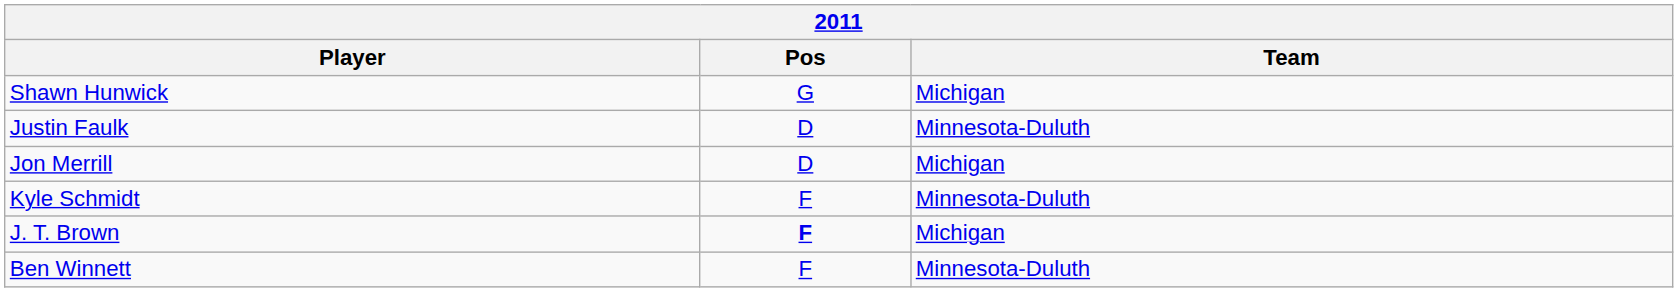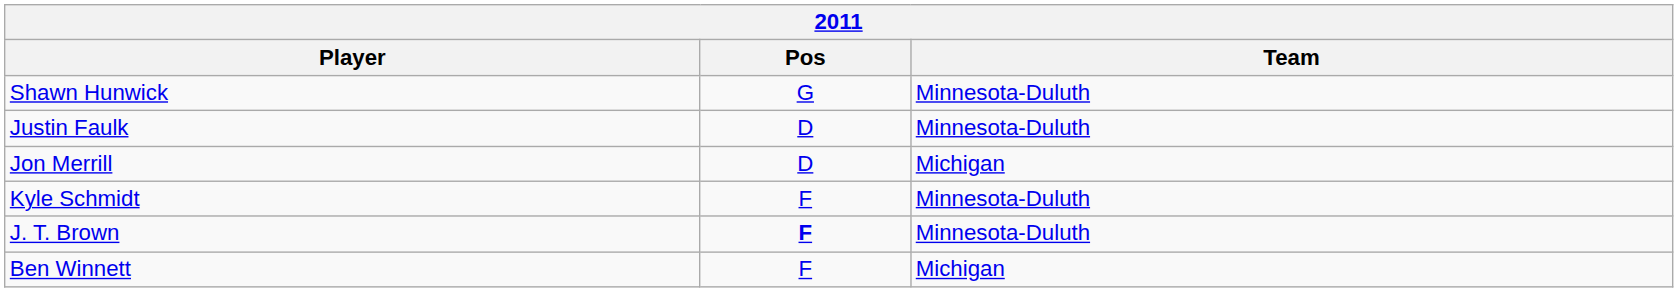(960, 92) Michigan -> (1003, 92) Minnesota-Duluth
(960, 233) Michigan -> (1003, 233) Minnesota-Duluth
(1003, 269) Minnesota-Duluth -> (960, 269) Michigan
